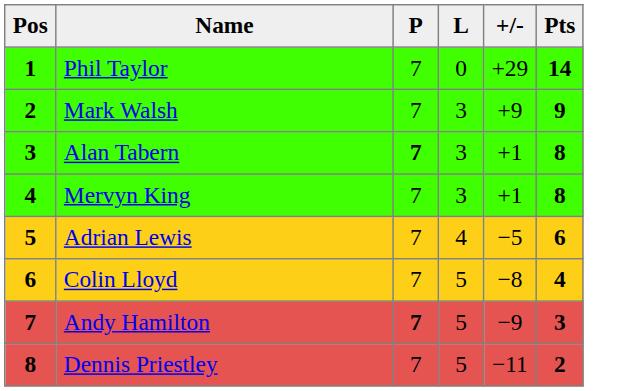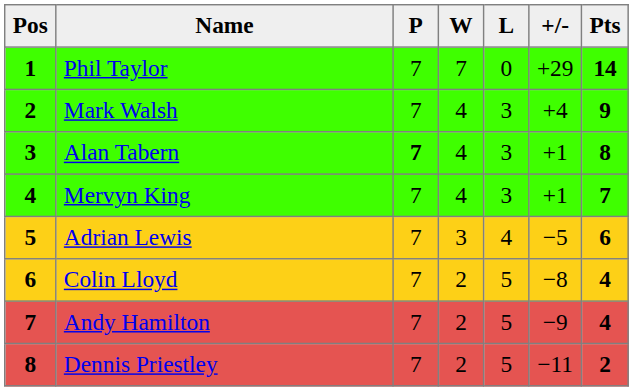+ column: (461, 25)
(510, 110) +9 -> (555, 110) +4
(560, 195) 8 -> (605, 195) 7
(416, 322) bold -> (416, 322) normal
(560, 322) 3 -> (605, 322) 4
